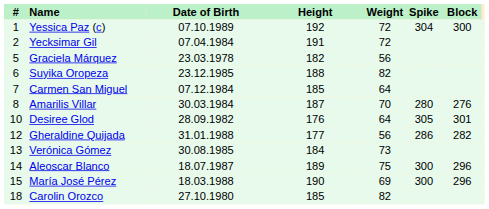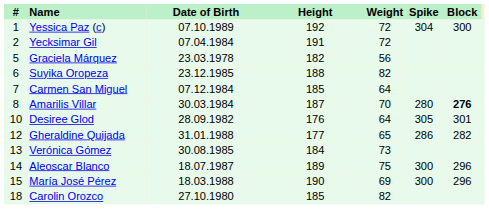(462, 104) normal -> (462, 104) bold
(385, 135) 56 -> (385, 135) 65
